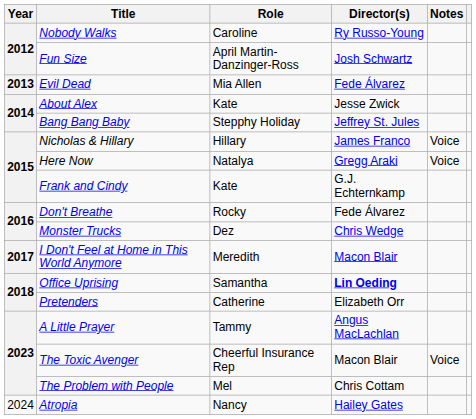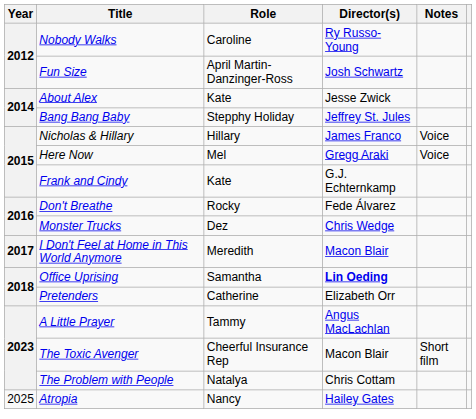- row: (65, 84)
(233, 160) Natalya -> (216, 155) Mel
(445, 360) Voice -> (434, 354) Short film
(222, 386) Mel -> (227, 380) Natalya
(20, 405) 2024 -> (20, 399) 2025
